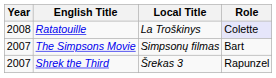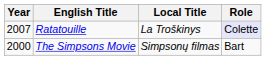(19, 30) 2008 -> (19, 30) 2007
(19, 47) 2007 -> (19, 47) 2000
- row: (72, 64)
